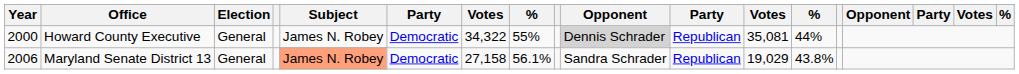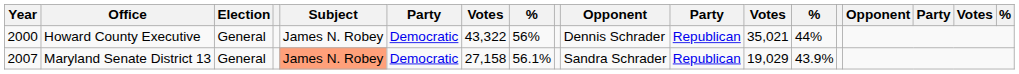(485, 36) 34,322 -> (485, 36) 43,322
(526, 36) 55% -> (526, 36) 56%
(614, 36) lightgrey background -> (614, 36) no background
(768, 36) 35,081 -> (768, 36) 35,021
(23, 58) 2006 -> (23, 58) 2007
(814, 58) 43.8% -> (814, 58) 43.9%
